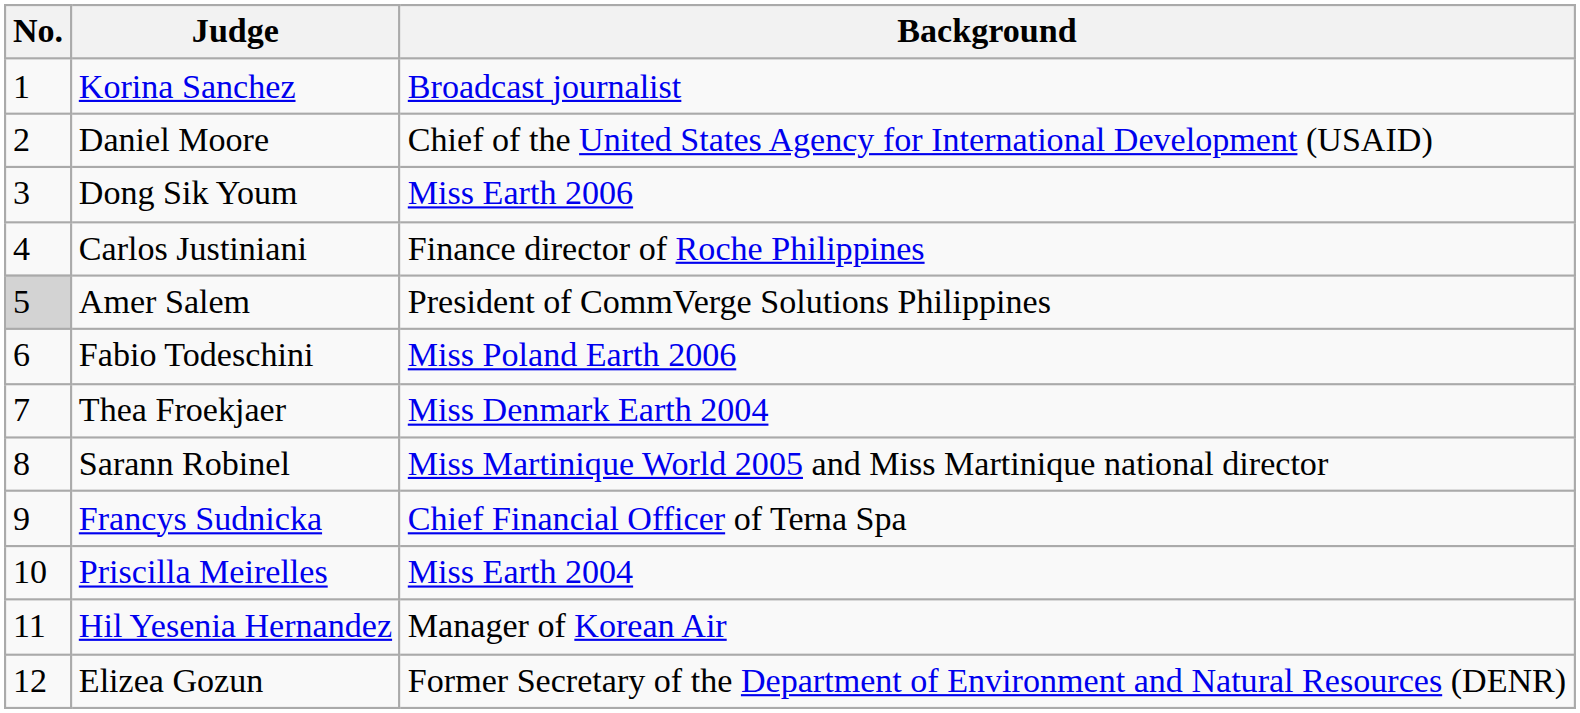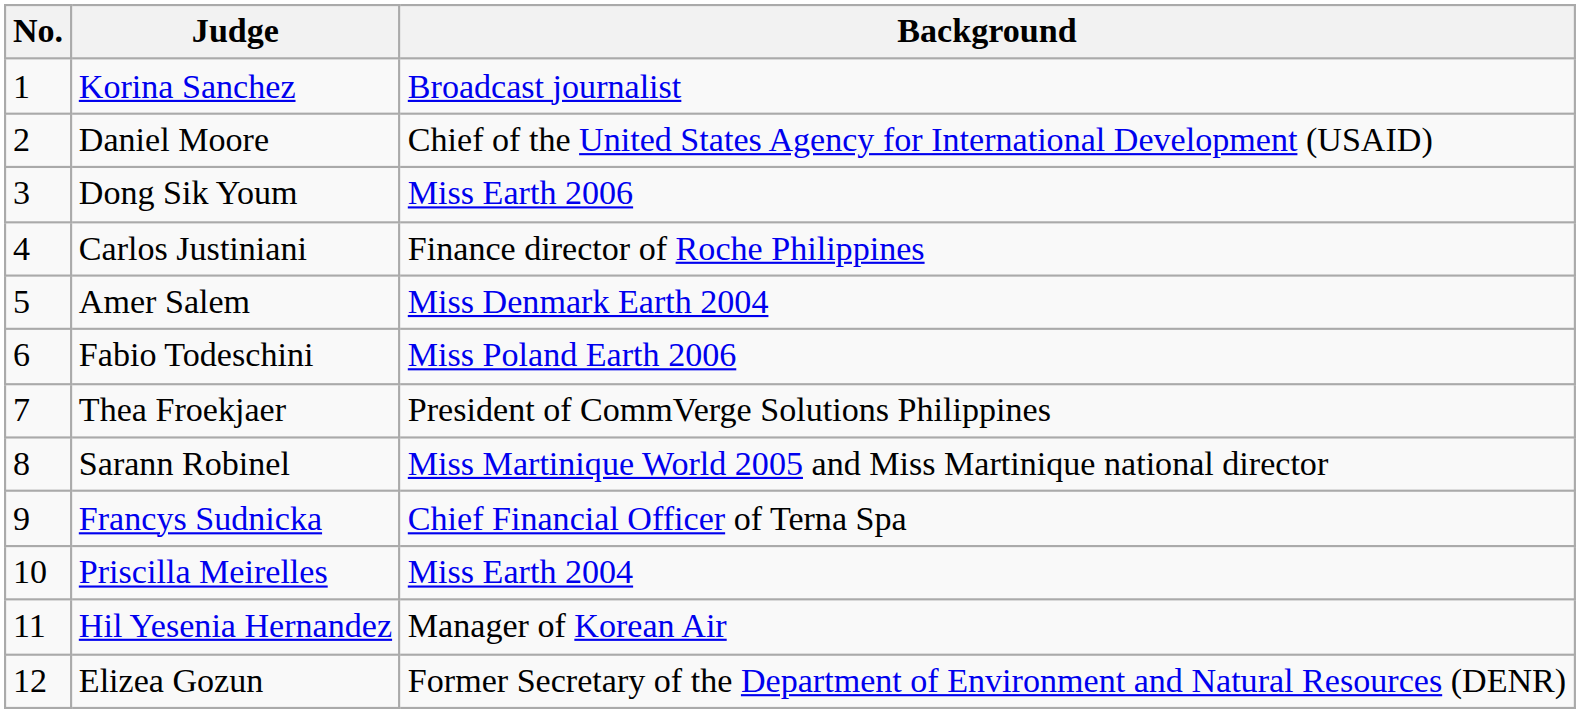(21, 301) lightgrey background -> (21, 301) no background
(729, 301) President of CommVerge Solutions Philippines -> (588, 301) Miss Denmark Earth 2004
(588, 409) Miss Denmark Earth 2004 -> (729, 409) President of CommVerge Solutions Philippines
